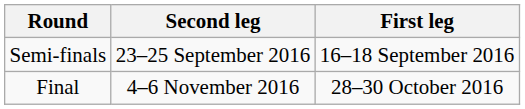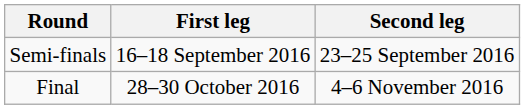columns swapped: (417, 21) <-> (213, 21)
